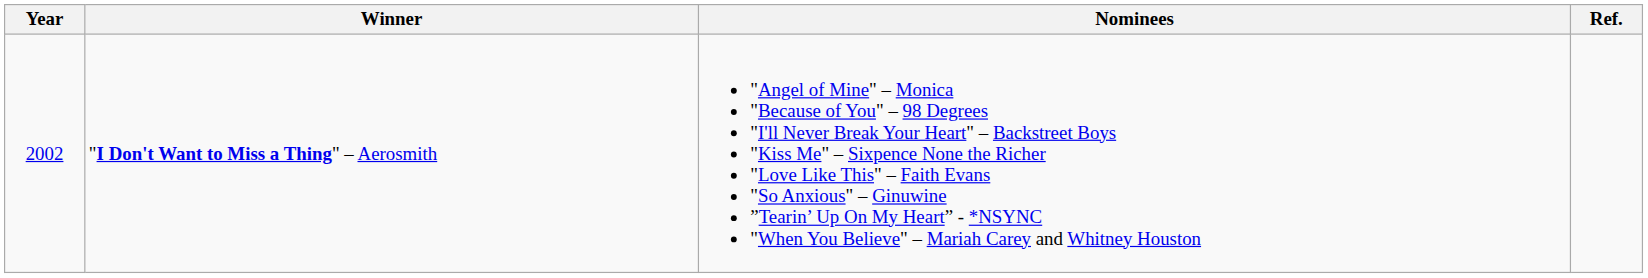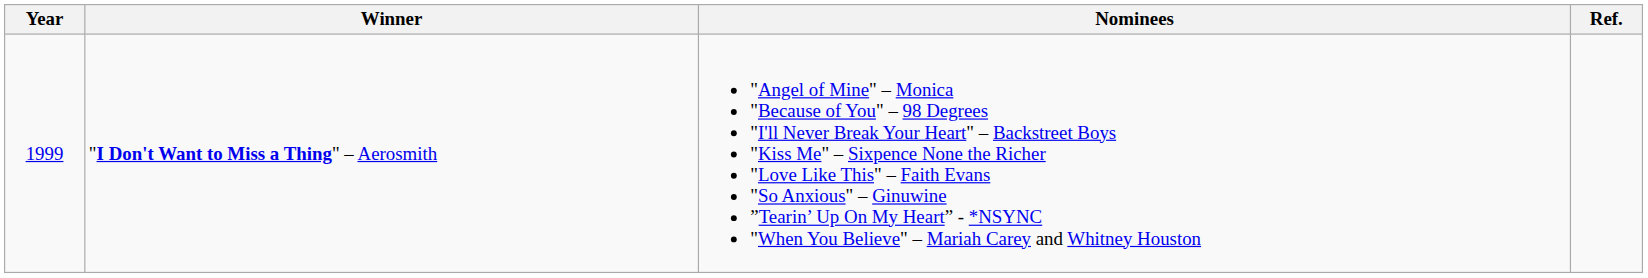(45, 153) 2002 -> (45, 153) 1999
